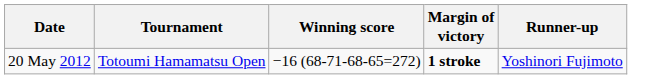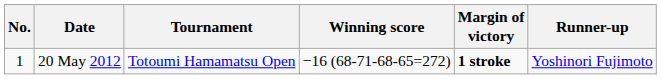+ column: (20, 26)
